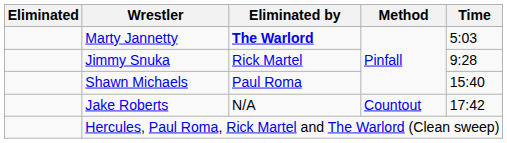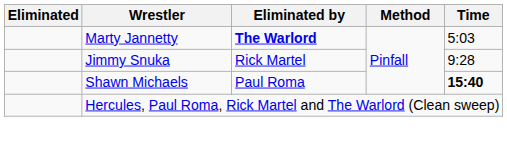(467, 82) normal -> (465, 82) bold
- row: (127, 104)
